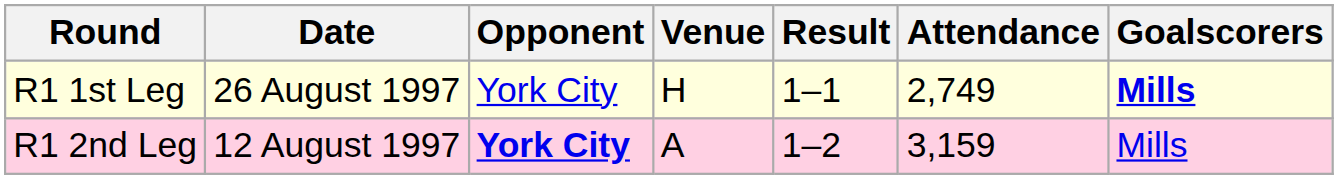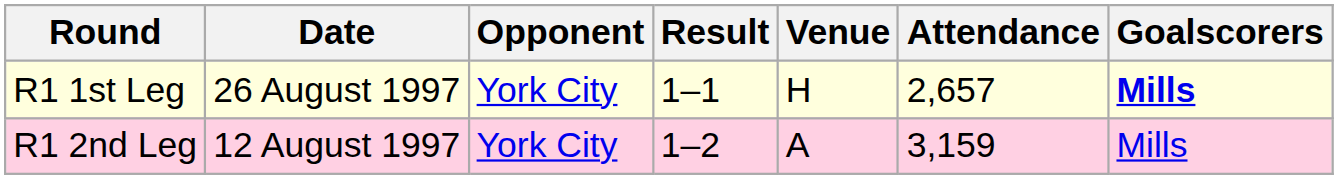columns swapped: (713, 32) <-> (836, 32)
(951, 88) 2,749 -> (951, 88) 2,657
(553, 145) bold -> (547, 145) normal
